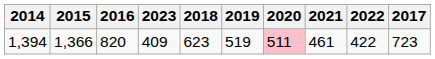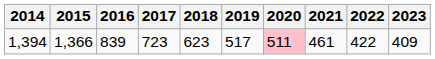columns swapped: (409, 16) <-> (159, 16)
(113, 41) 820 -> (113, 41) 839
(238, 41) 519 -> (238, 41) 517
